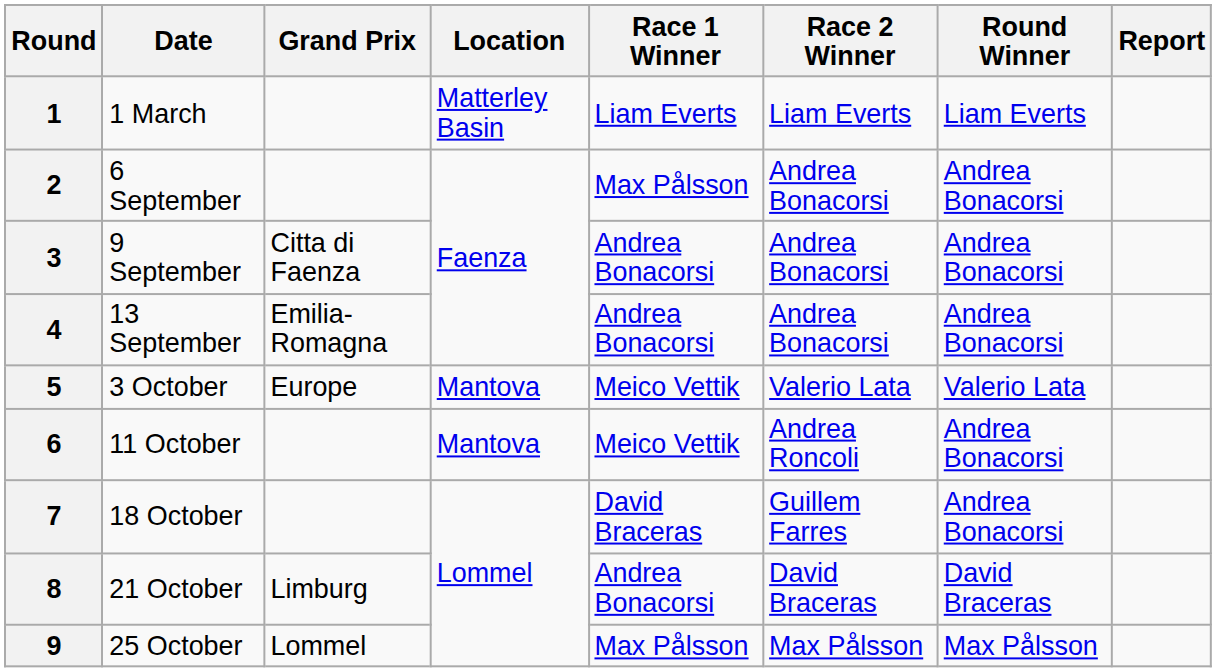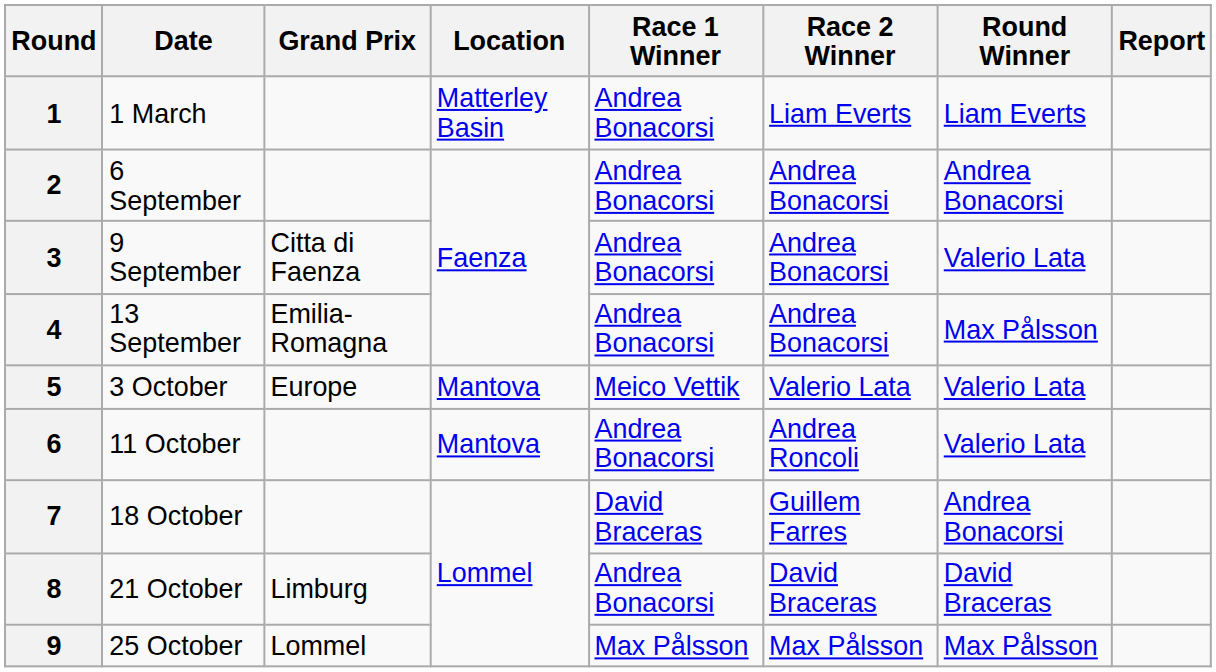(666, 113) Liam Everts -> (654, 113) Andrea Bonacorsi
(672, 185) Max Pålsson -> (654, 185) Andrea Bonacorsi
(1004, 257) Andrea Bonacorsi -> (1015, 257) Valerio Lata
(1004, 329) Andrea Bonacorsi -> (1021, 329) Max Pålsson
(667, 444) Meico Vettik -> (654, 444) Andrea Bonacorsi
(1004, 444) Andrea Bonacorsi -> (1015, 444) Valerio Lata
